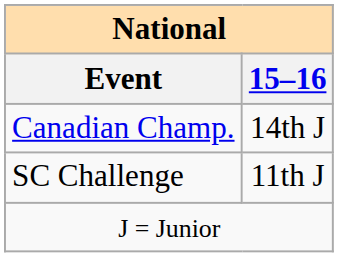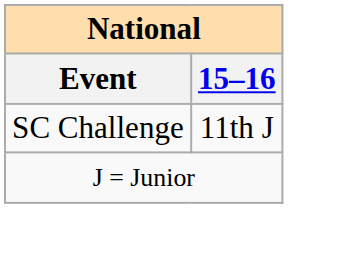- row: (123, 127)
